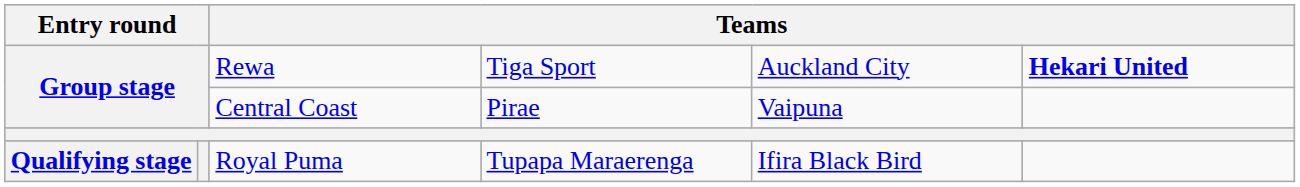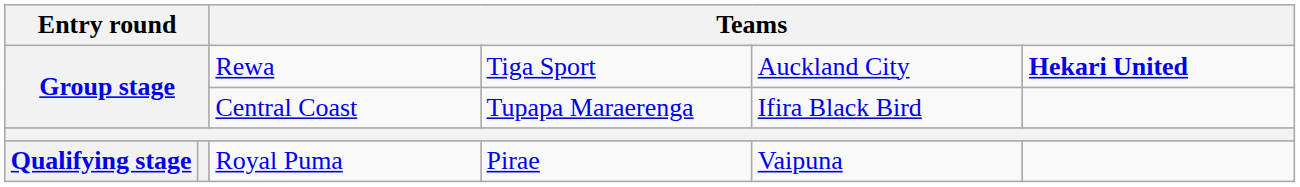(513, 107) Pirae -> (590, 107) Tupapa Maraerenga
(800, 107) Vaipuna -> (840, 107) Ifira Black Bird
(590, 160) Tupapa Maraerenga -> (513, 160) Pirae
(840, 160) Ifira Black Bird -> (800, 160) Vaipuna
